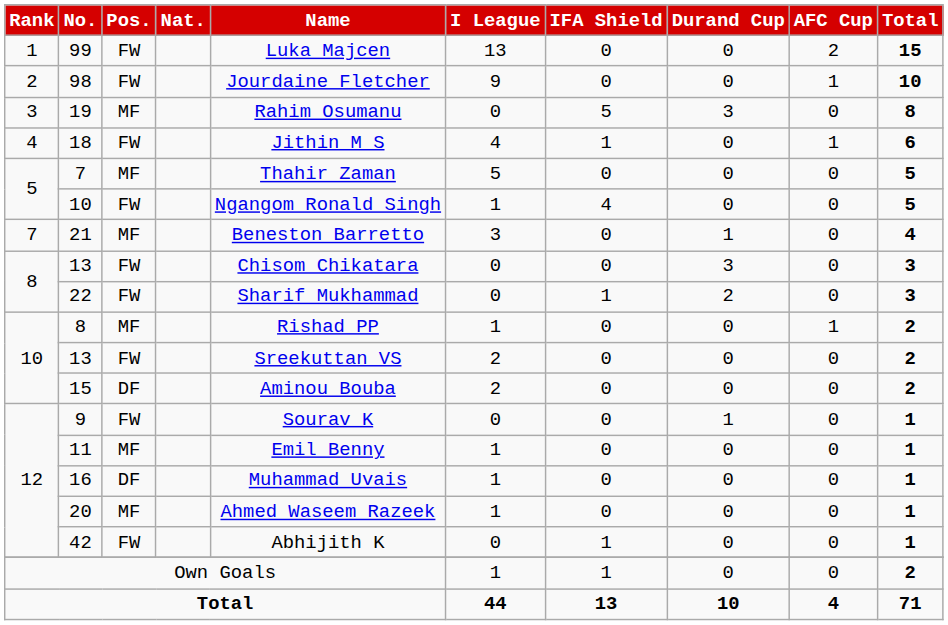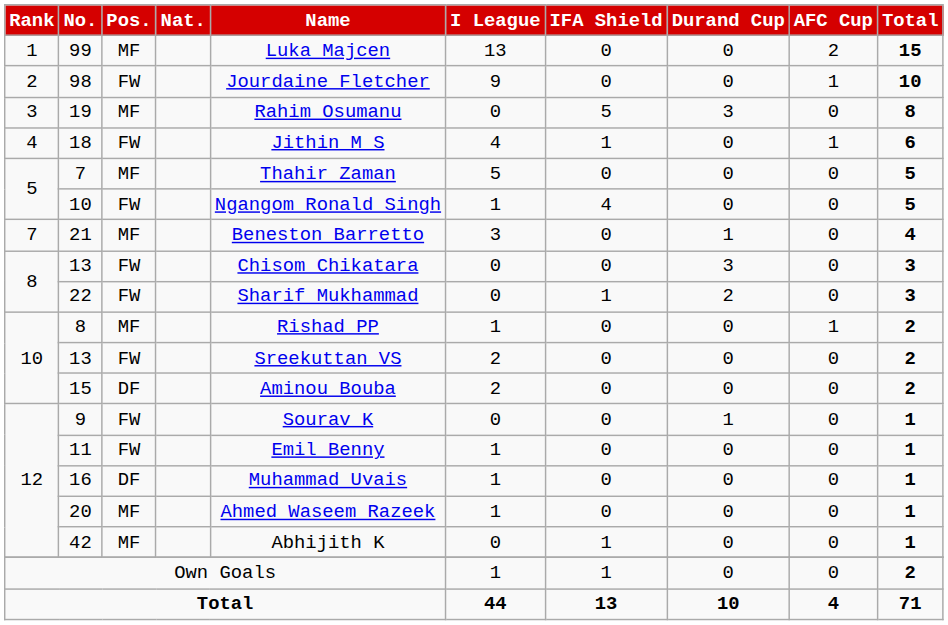(129, 51) FW -> (129, 51) MF
(129, 450) MF -> (129, 450) FW
(129, 542) FW -> (129, 542) MF
